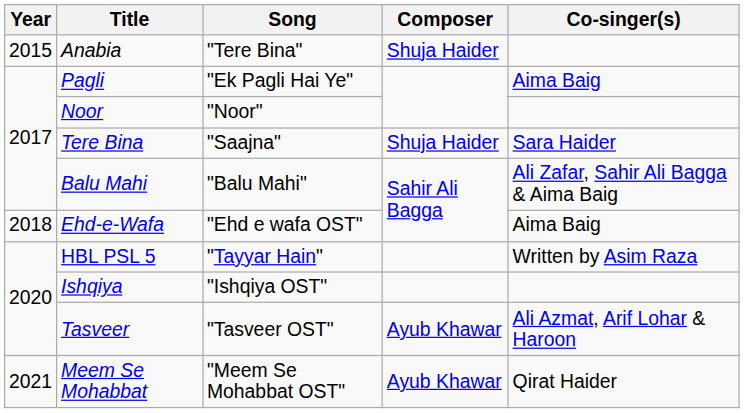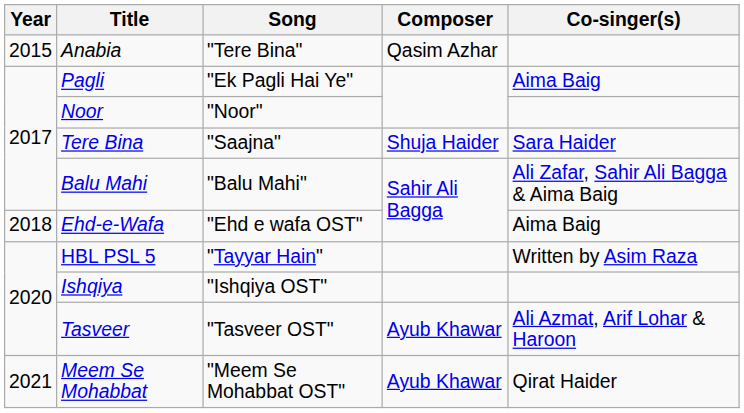(443, 50) Shuja Haider -> (442, 50) Qasim Azhar
